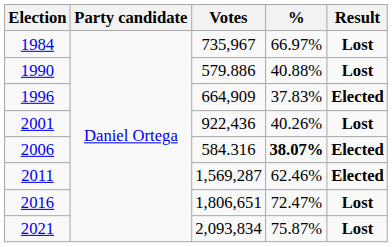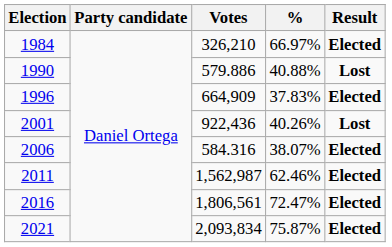(228, 44) 735,967 -> (228, 44) 326,210
(357, 44) Lost -> (355, 44) Elected
(296, 149) bold -> (295, 149) normal
(228, 176) 1,569,287 -> (228, 176) 1,562,987
(228, 202) 1,806,651 -> (228, 202) 1,806,561
(357, 202) Lost -> (355, 202) Elected
(357, 228) Lost -> (355, 228) Elected
